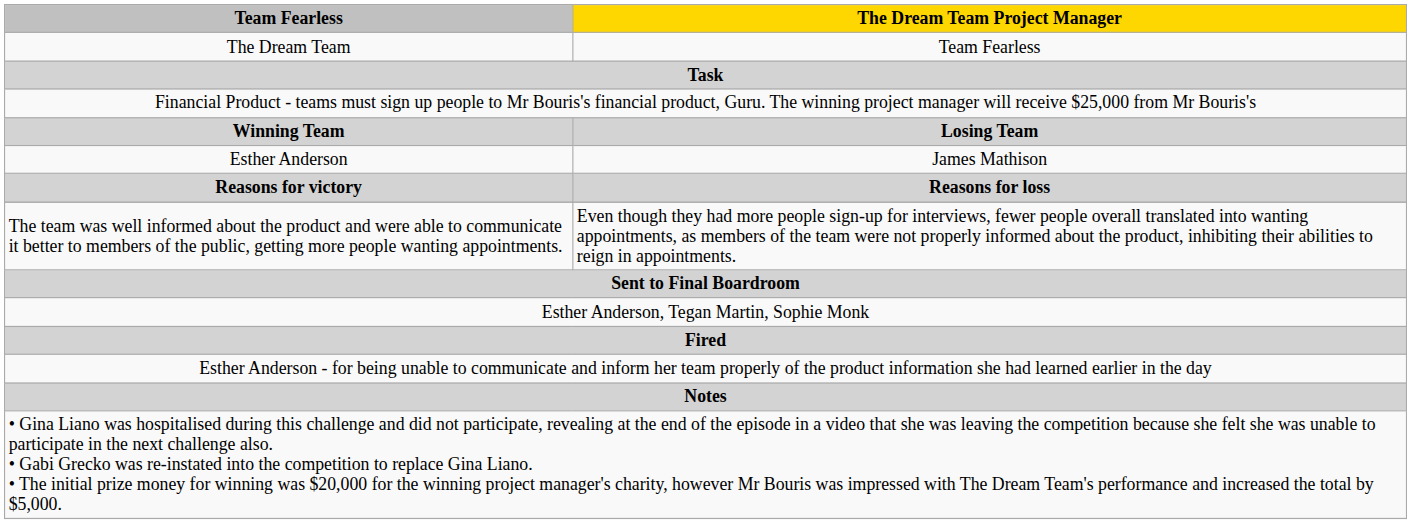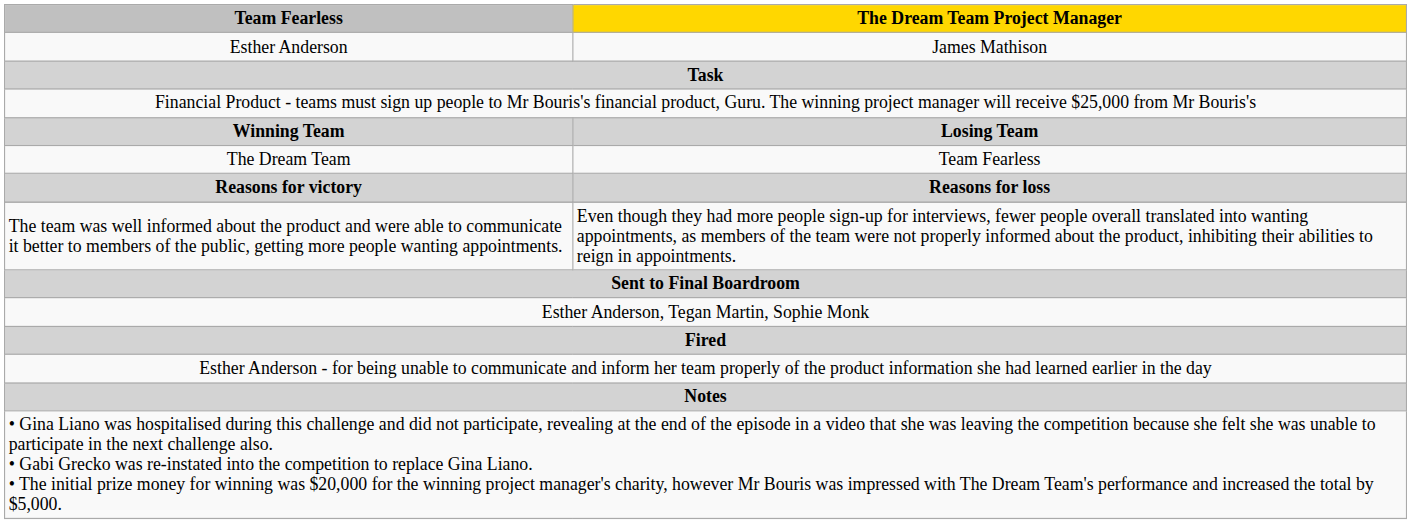rows swapped: (289, 159) <-> (289, 46)
